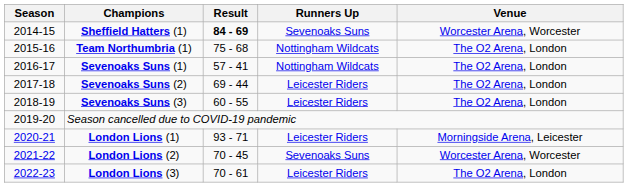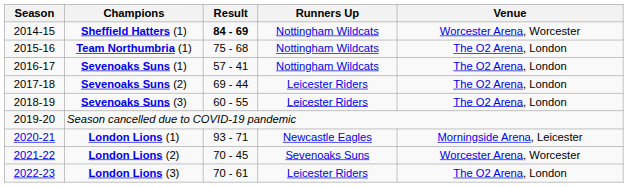(327, 31) Sevenoaks Suns -> (327, 31) Nottingham Wildcats
(327, 137) Leicester Riders -> (327, 137) Newcastle Eagles
